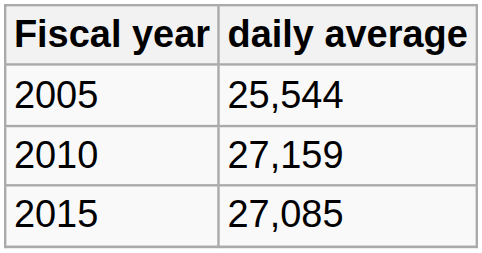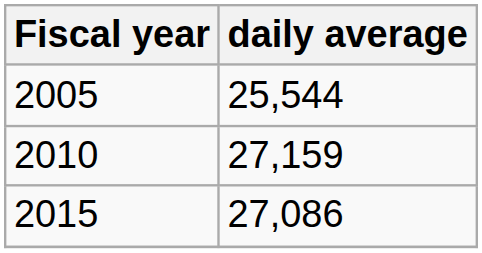(285, 214) 27,085 -> (285, 214) 27,086
